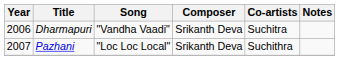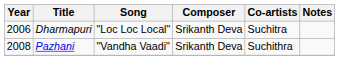(133, 30) "Vandha Vaadi" -> (133, 30) "Loc Loc Local"
(19, 47) 2007 -> (19, 47) 2008
(133, 47) "Loc Loc Local" -> (133, 47) "Vandha Vaadi"
